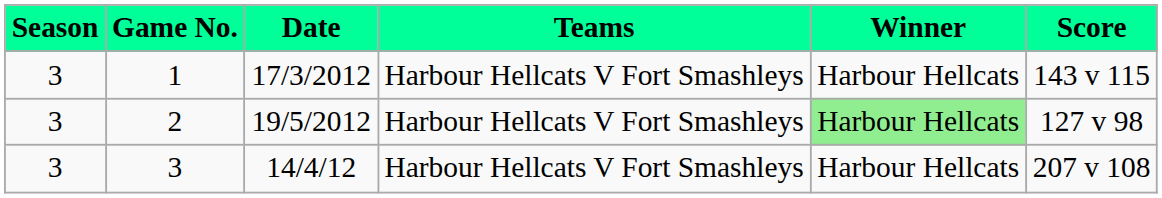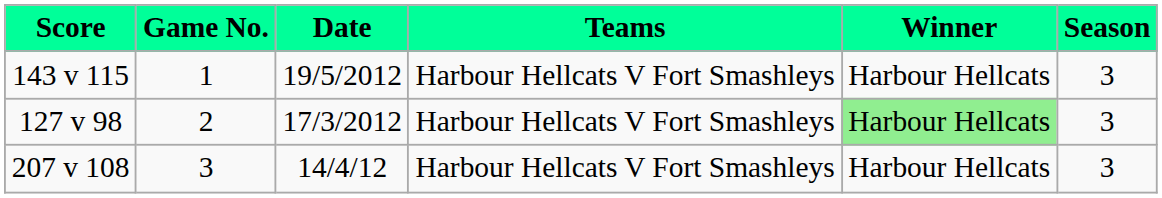columns swapped: (55, 27) <-> (1092, 27)
(311, 74) 17/3/2012 -> (342, 74) 19/5/2012
(311, 121) 19/5/2012 -> (342, 121) 17/3/2012
